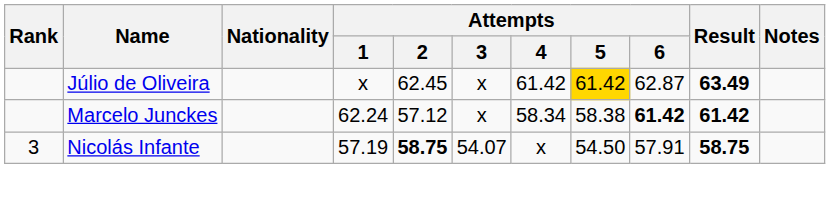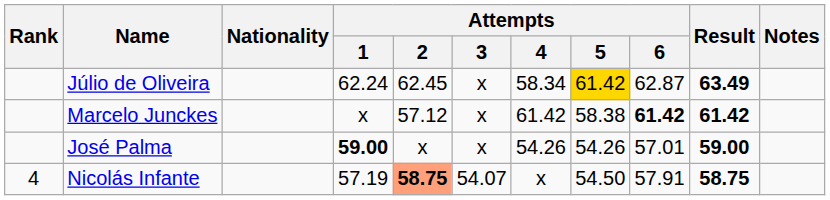(363, 83) x -> (363, 83) 62.24
(541, 83) 61.42 -> (541, 83) 58.34
(363, 115) 62.24 -> (363, 115) x
(541, 115) 58.34 -> (541, 115) 61.42
+ row: (120, 147)
(34, 147) 3 -> (34, 178) 4
(422, 147) no background -> (422, 178) lightsalmon background
